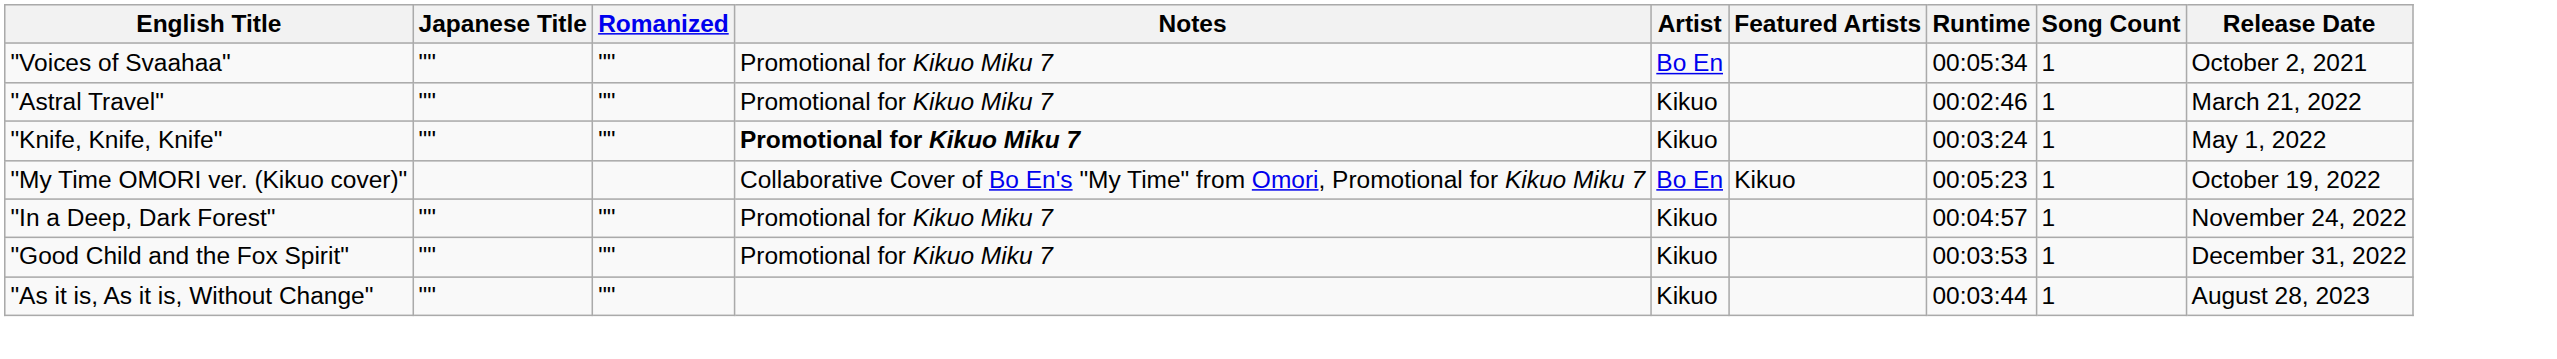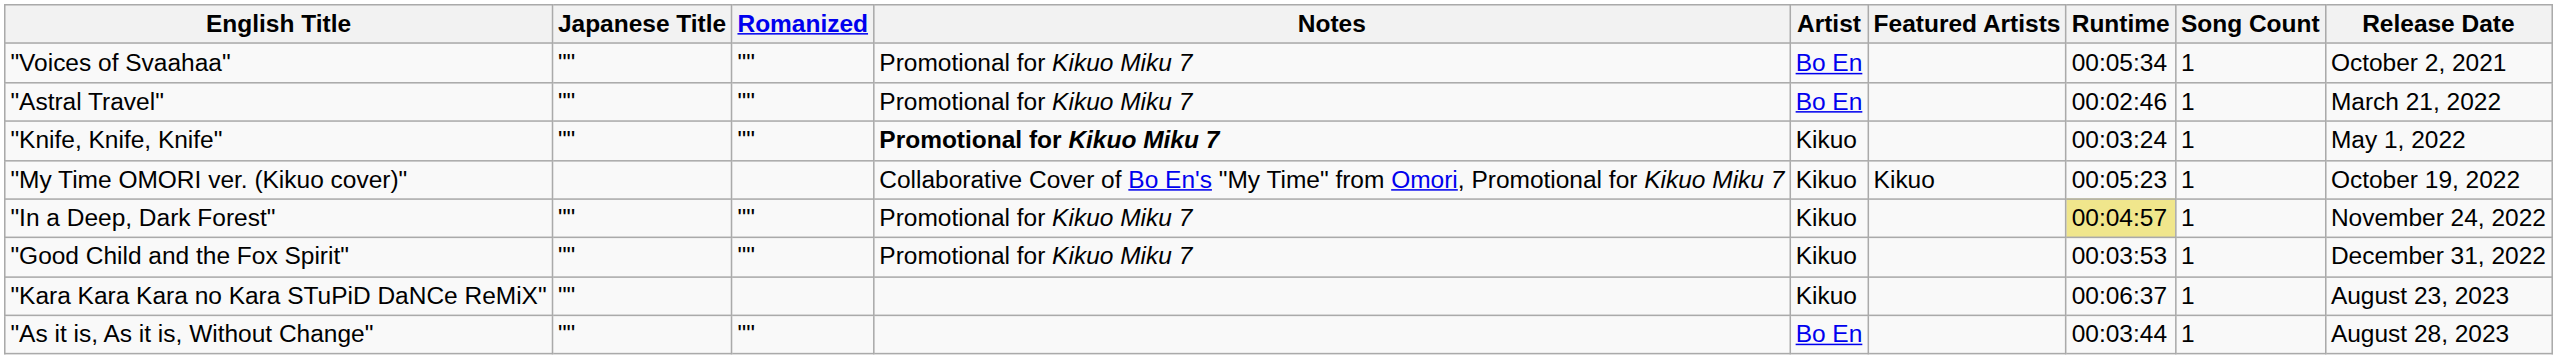(1687, 101) Kikuo -> (1829, 101) Bo En
(1690, 179) Bo En -> (1826, 179) Kikuo
(1980, 218) no background -> (2119, 218) khaki background
+ row: (279, 295)
(1687, 295) Kikuo -> (1829, 334) Bo En
